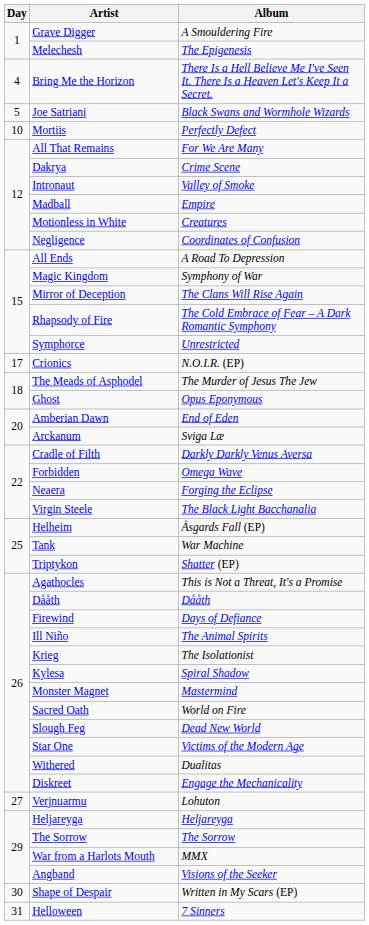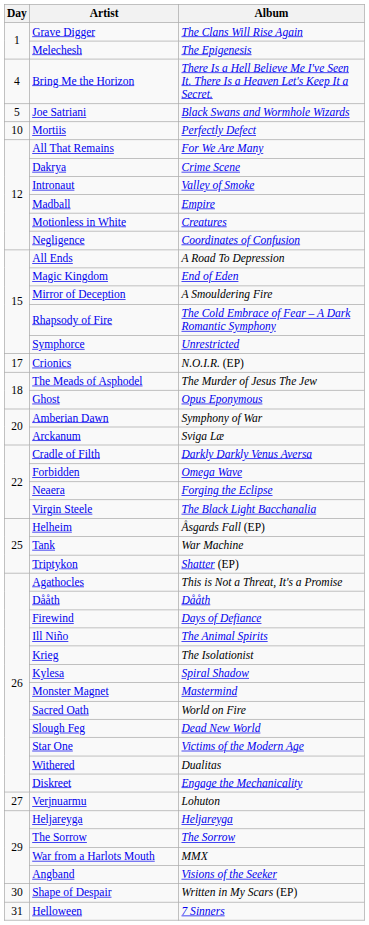(227, 31) A Smouldering Fire -> (242, 31) The Clans Will Rise Again
(222, 277) Symphony of War -> (210, 277) End of Eden
(242, 295) The Clans Will Rise Again -> (227, 295) A Smouldering Fire
(210, 417) End of Eden -> (222, 417) Symphony of War
